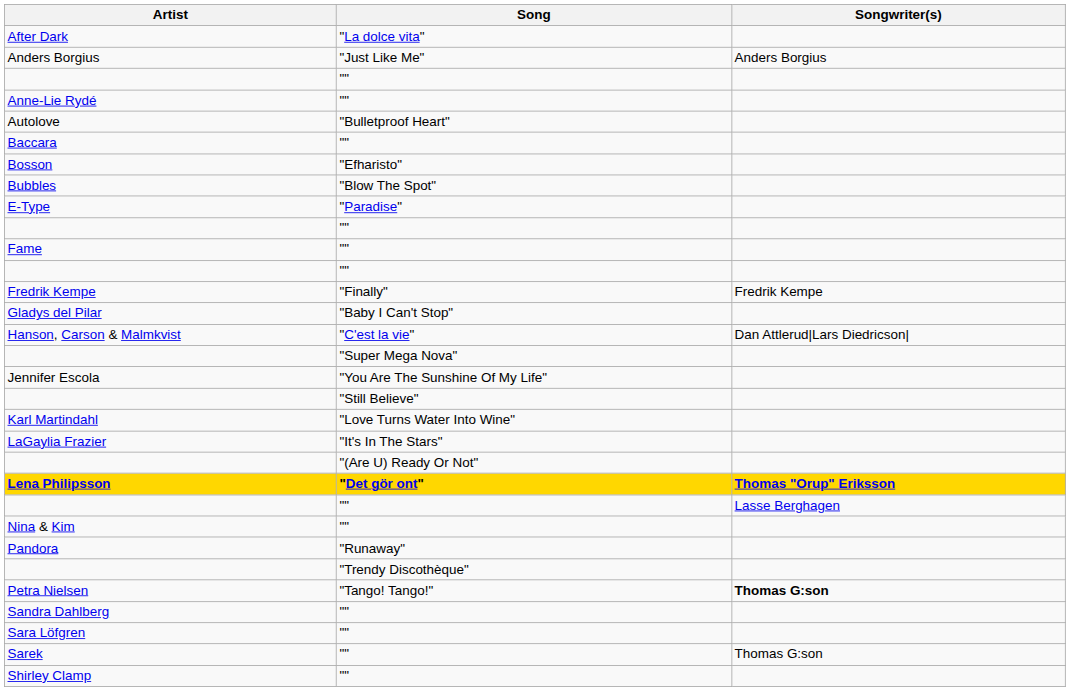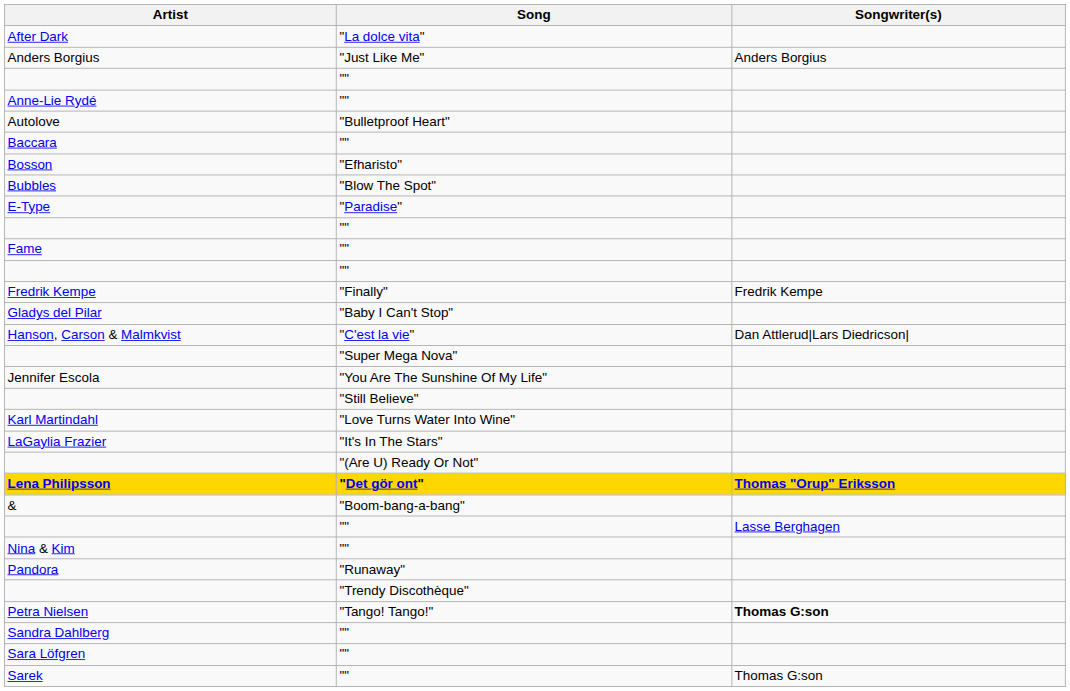+ row: (12, 505)
- row: (49, 675)
